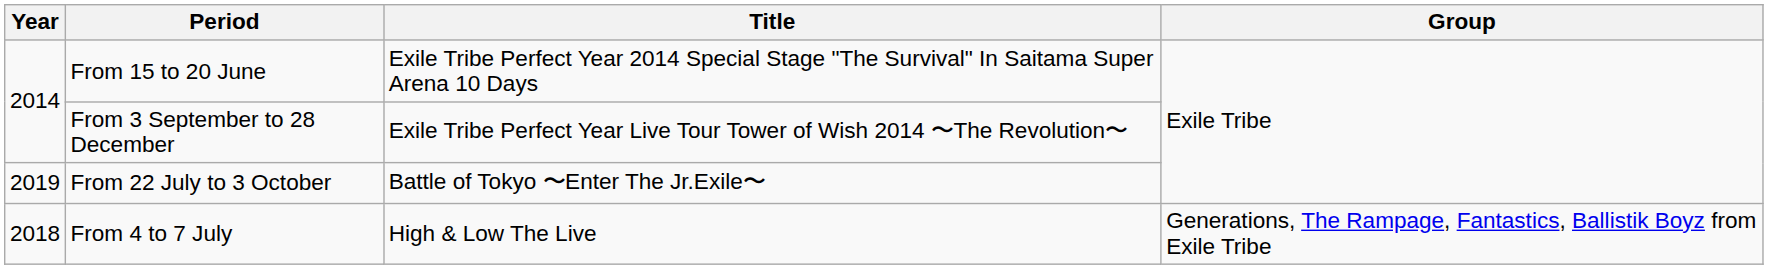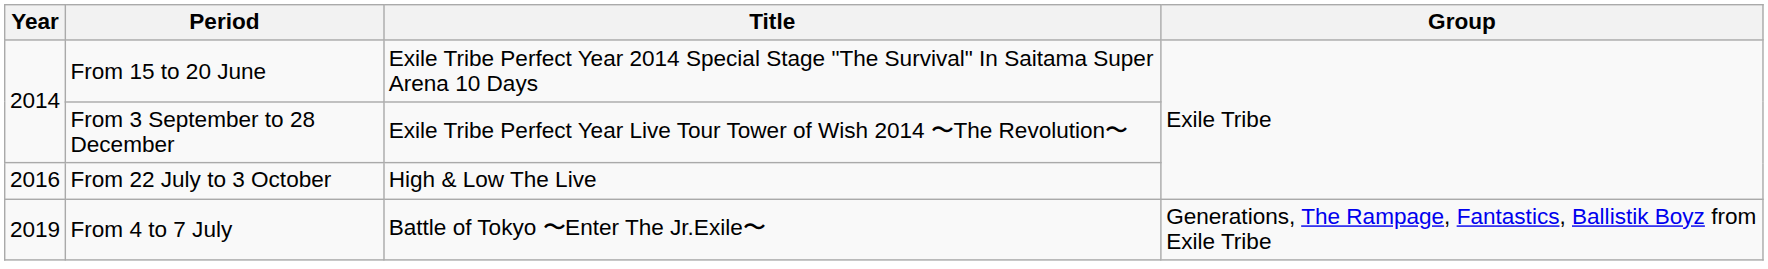(35, 182) 2019 -> (35, 180) 2016
(577, 181) Battle of Tokyo 〜Enter The Jr.Exile〜 -> (493, 180) High & Low The Live
(35, 233) 2018 -> (35, 228) 2019
(493, 233) High & Low The Live -> (577, 228) Battle of Tokyo 〜Enter The Jr.Exile〜
